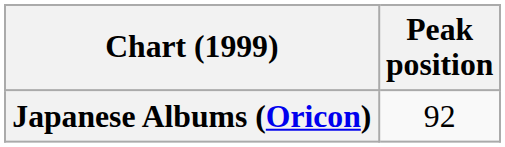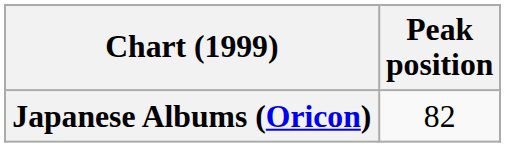(440, 115) 92 -> (440, 115) 82
